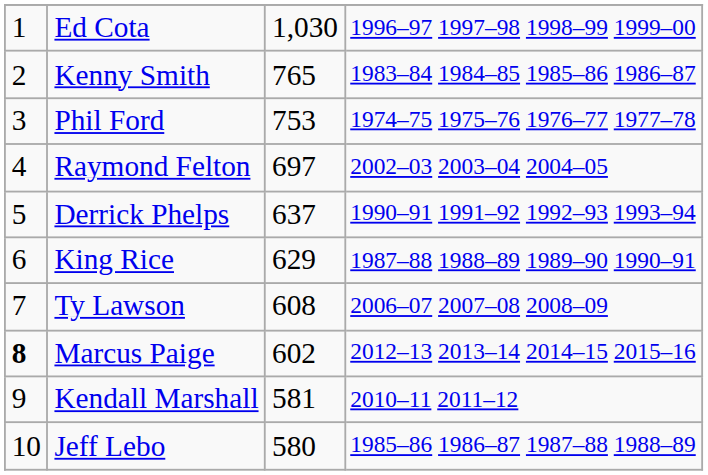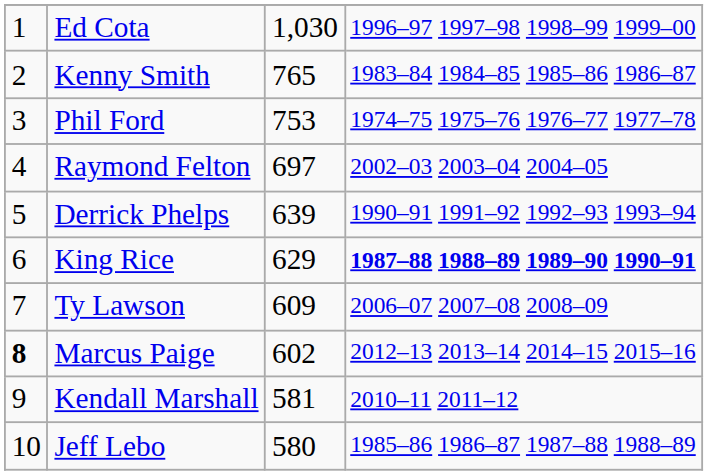(294, 213) 637 -> (294, 213) 639
(523, 259) normal -> (523, 259) bold
(294, 306) 608 -> (294, 306) 609
